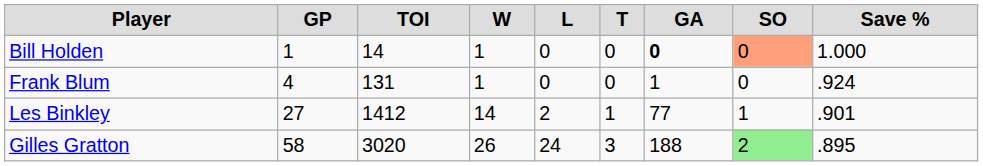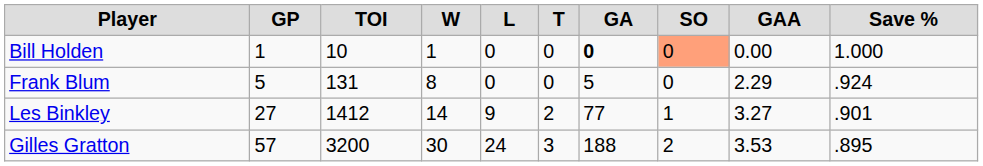+ column: (779, 20)
(373, 51) 14 -> (337, 51) 10
(288, 82) 4 -> (260, 82) 5
(479, 82) 1 -> (431, 82) 8
(655, 82) 1 -> (589, 82) 5
(545, 113) 2 -> (490, 113) 9
(610, 113) 1 -> (549, 113) 2
(294, 144) 58 -> (265, 144) 57
(384, 144) 3020 -> (348, 144) 3200
(485, 144) 26 -> (437, 144) 30
(743, 144) lightgreen background -> (668, 144) no background
